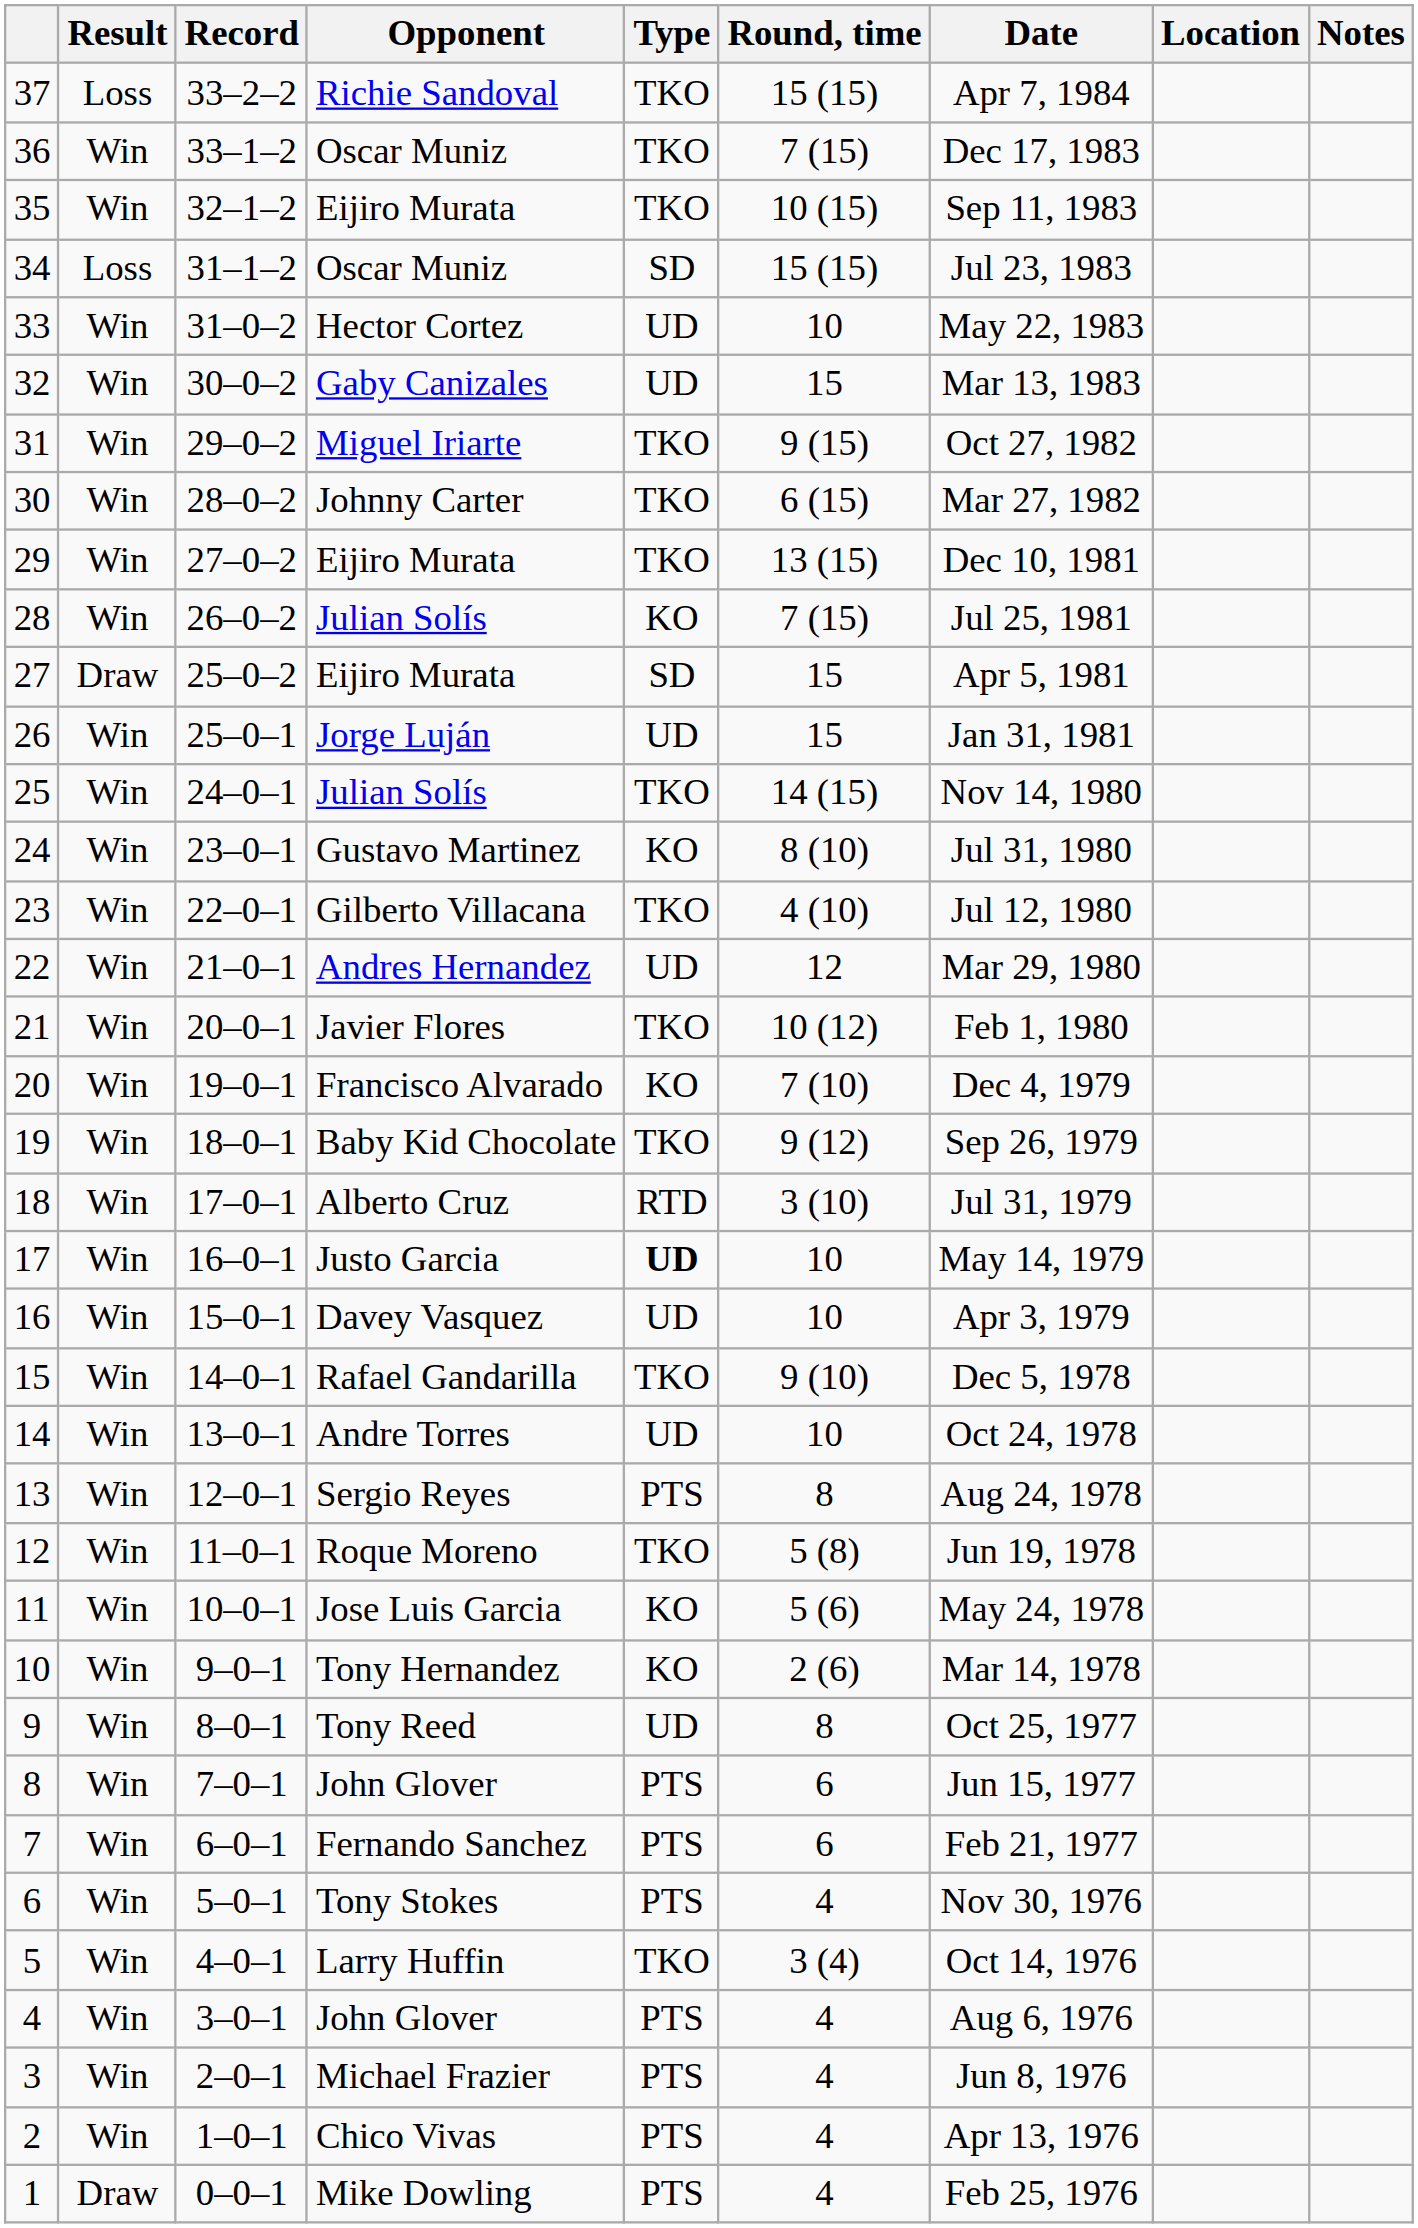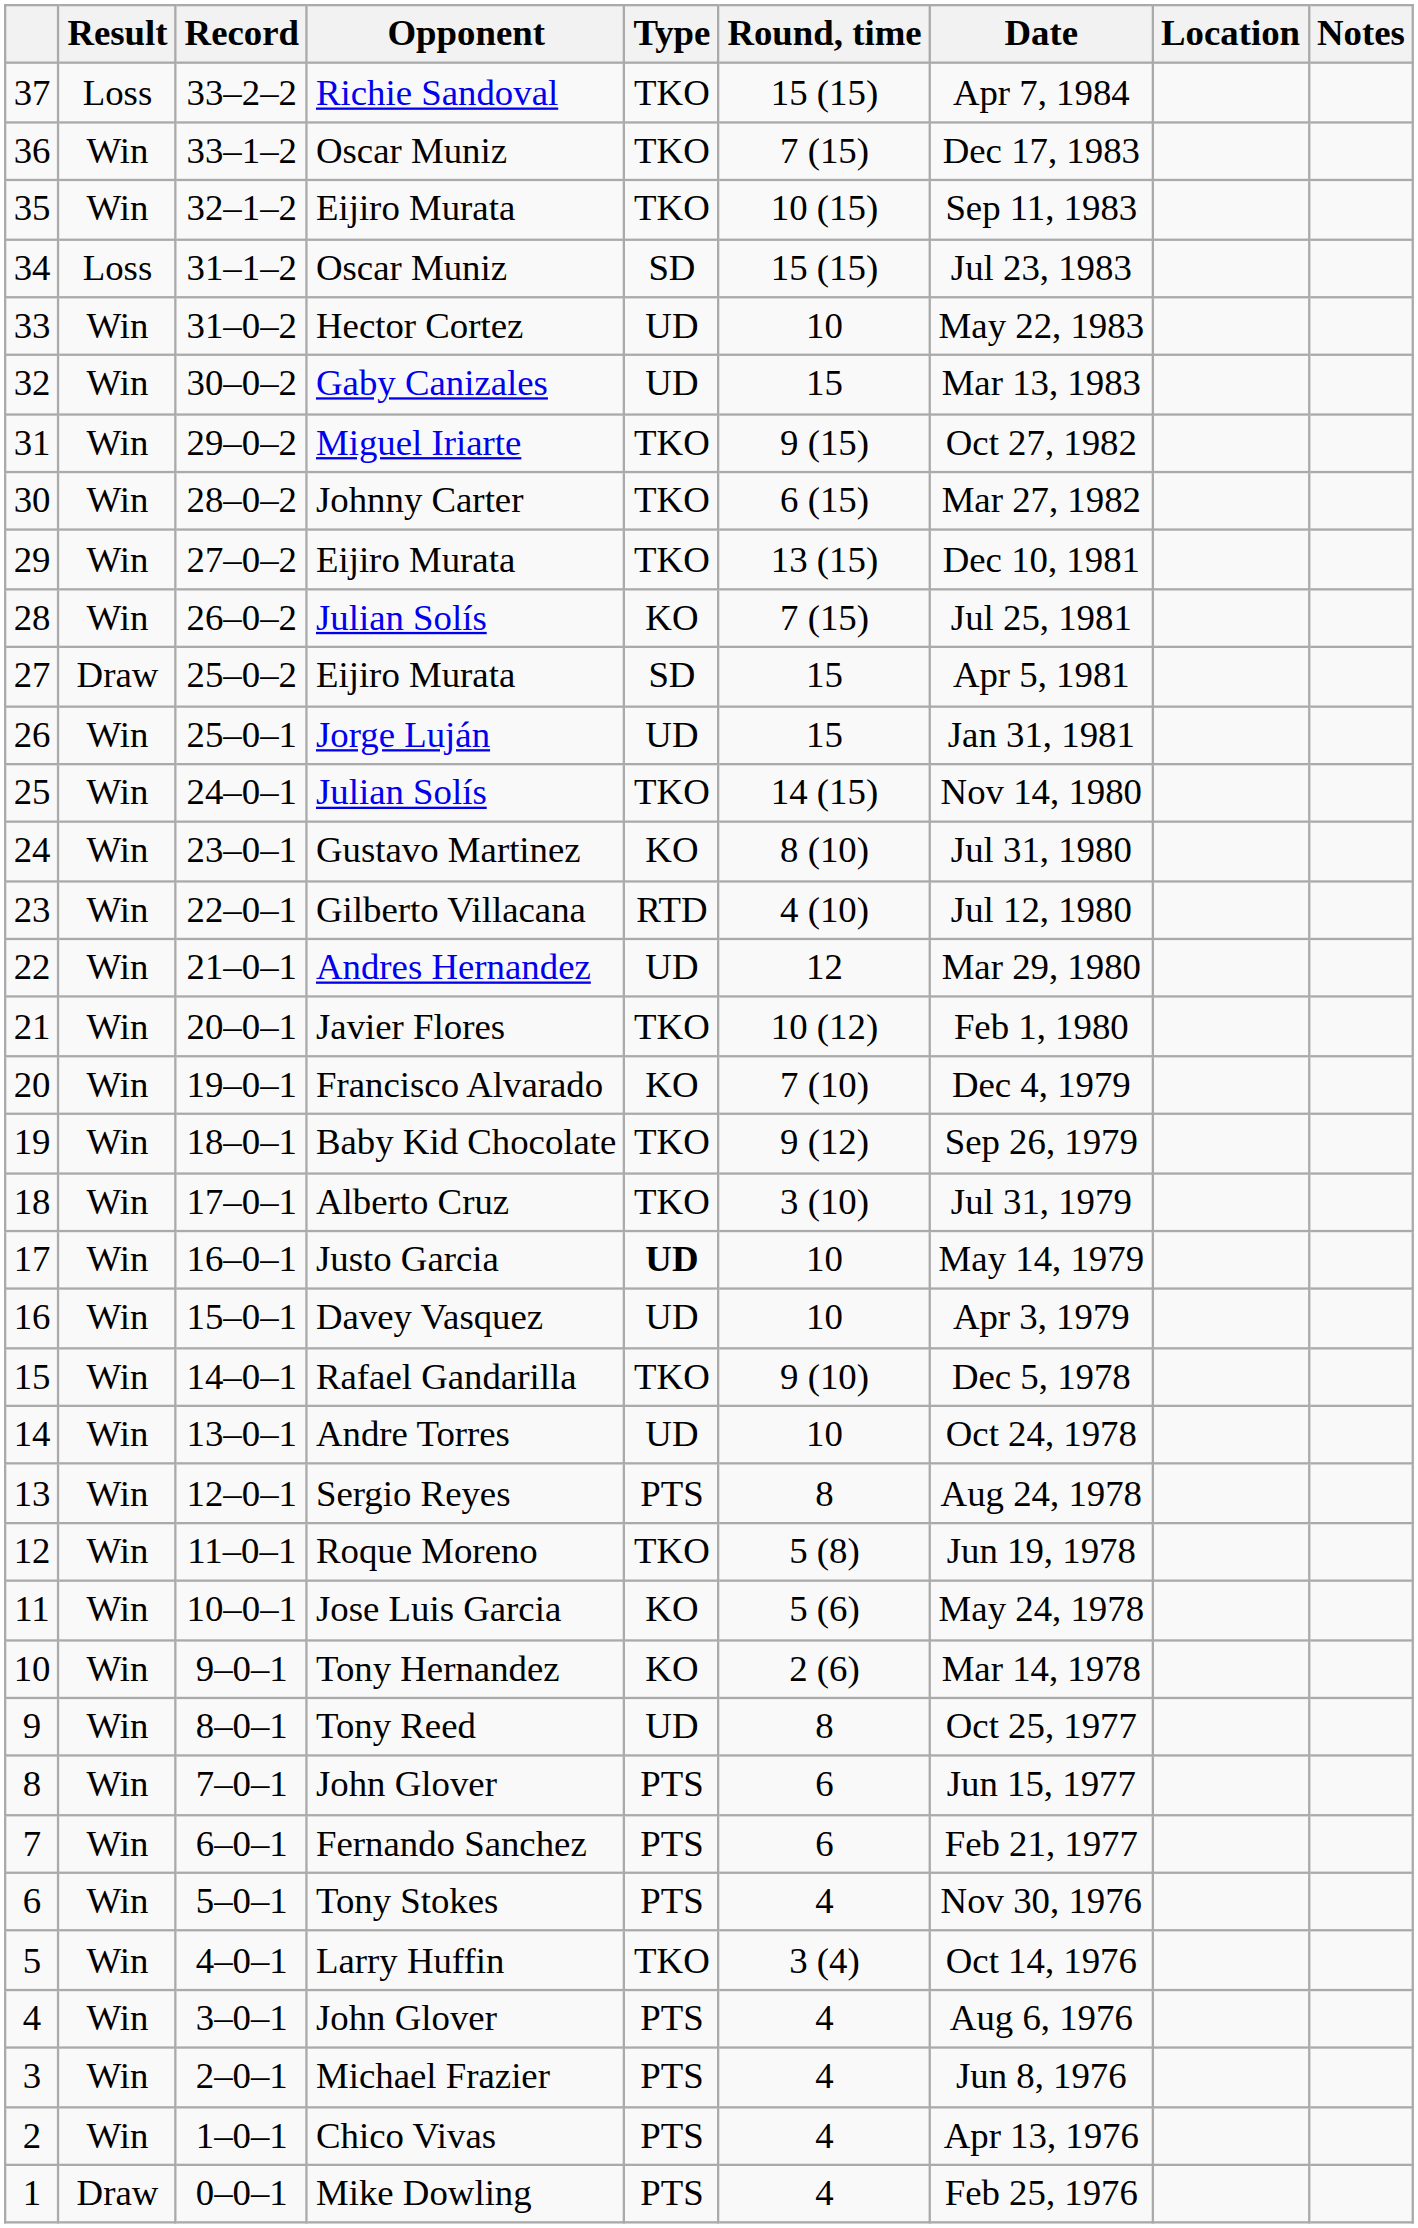(672, 909) TKO -> (672, 909) RTD
(672, 1200) RTD -> (672, 1200) TKO
